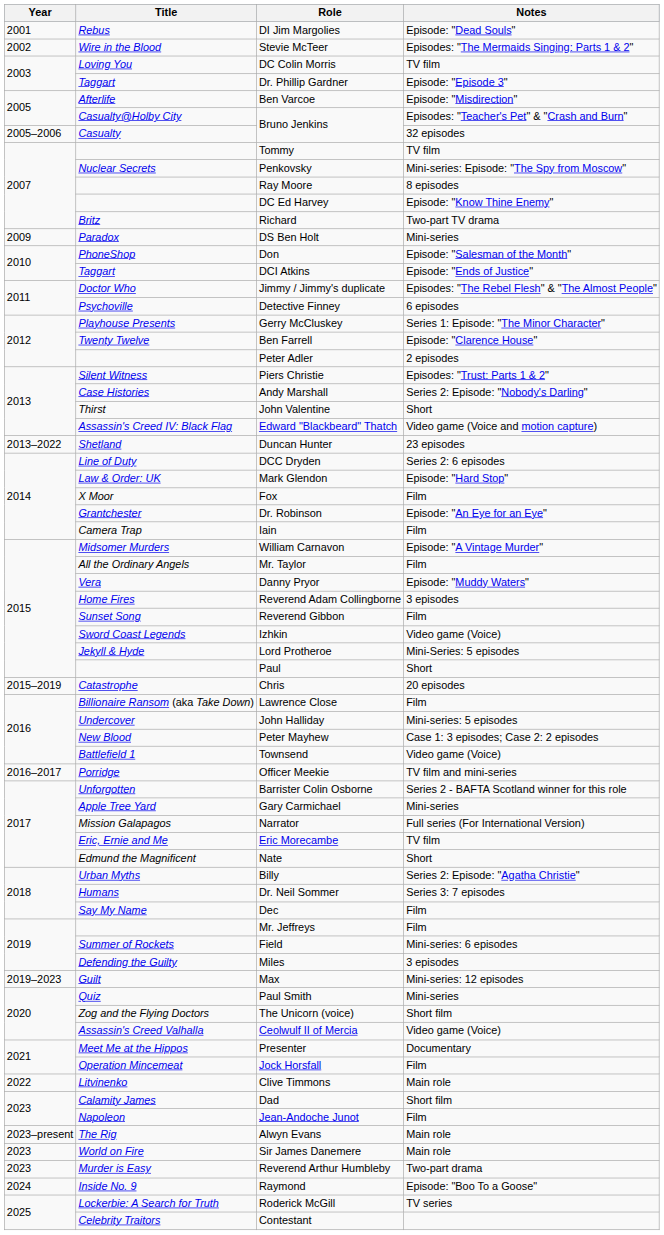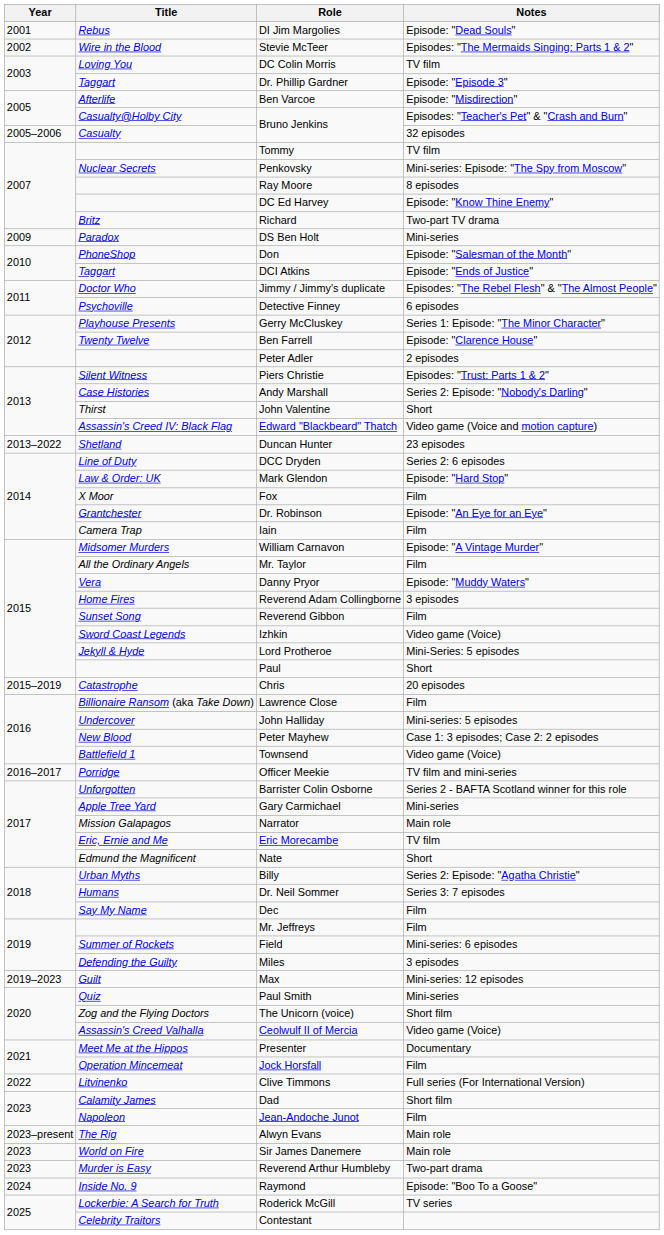(495, 824) Full series (For International Version) -> (429, 824) Main role
(429, 1082) Main role -> (495, 1082) Full series (For International Version)
